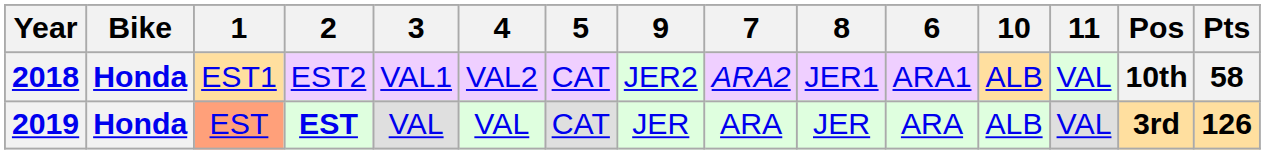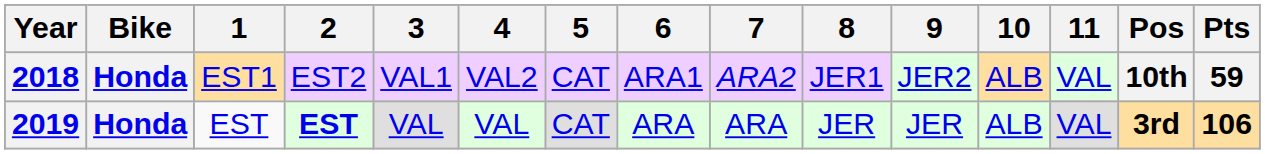columns swapped: (932, 28) <-> (661, 28)
(1227, 76) 58 -> (1227, 76) 59
(239, 124) lightsalmon background -> (239, 124) no background
(1227, 124) 126 -> (1227, 124) 106
